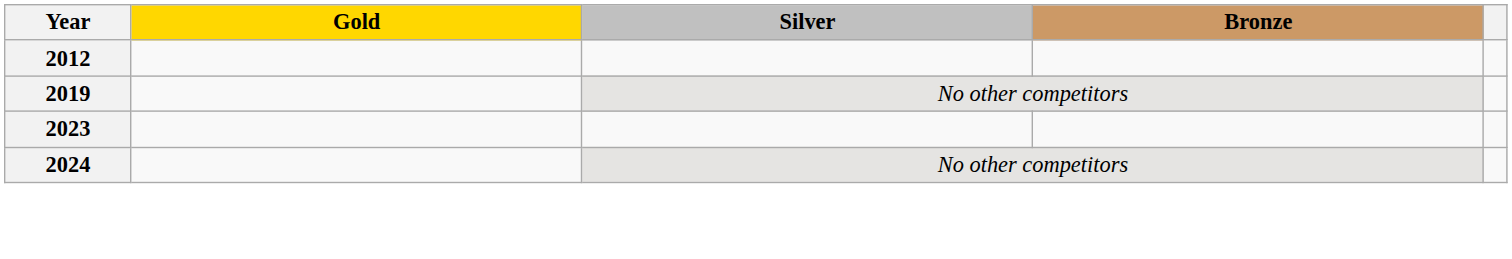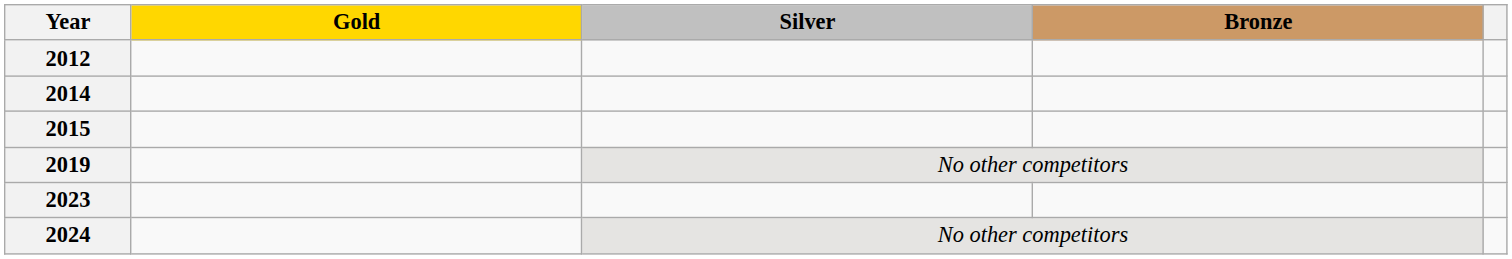+ row: (68, 93)
+ row: (68, 128)
